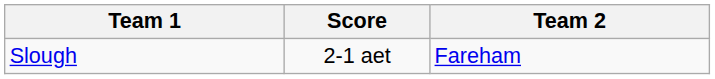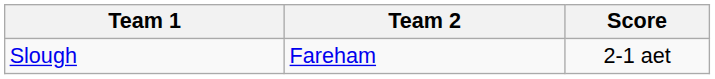columns swapped: (570, 21) <-> (357, 21)
